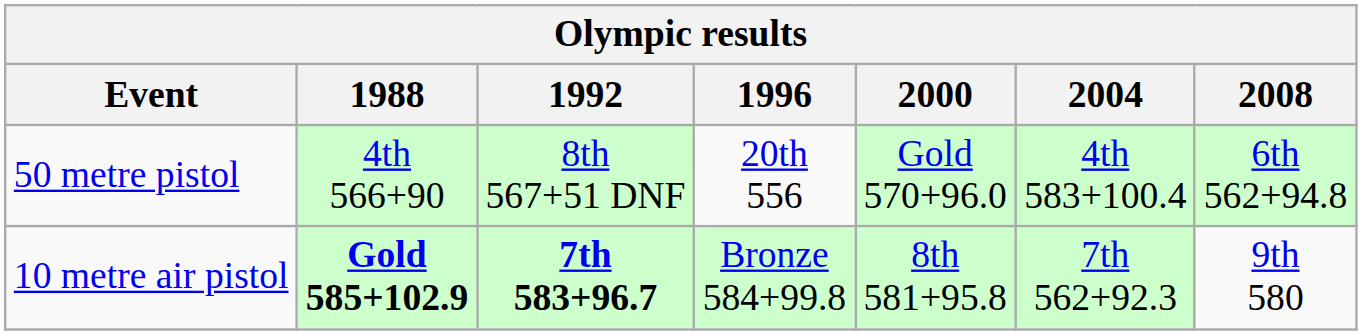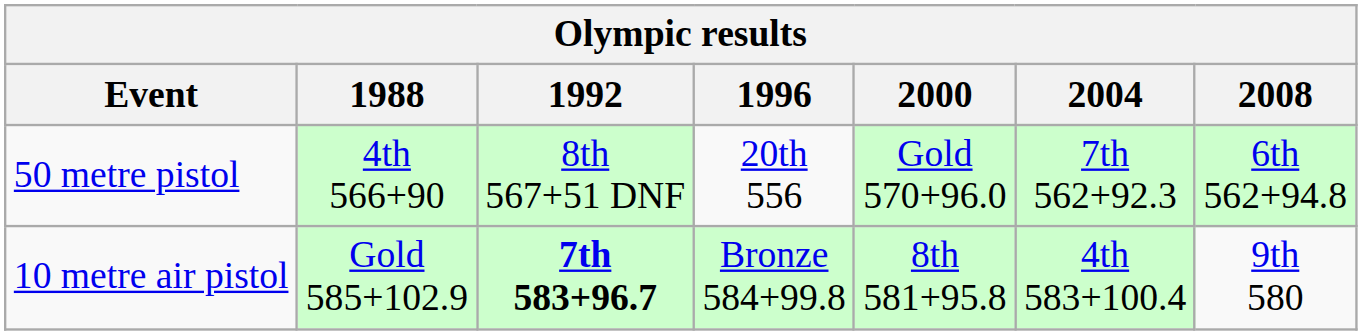(1105, 174) 4th 583+100.4 -> (1105, 174) 7th 562+92.3
(387, 276) bold -> (387, 276) normal
(1105, 276) 7th 562+92.3 -> (1105, 276) 4th 583+100.4
